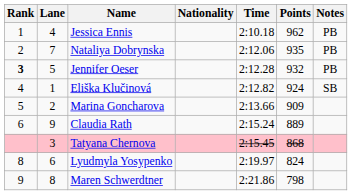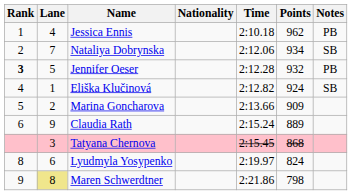(295, 50) 935 -> (295, 50) 934
(330, 50) PB -> (330, 50) SB
(52, 180) no background -> (52, 180) khaki background
